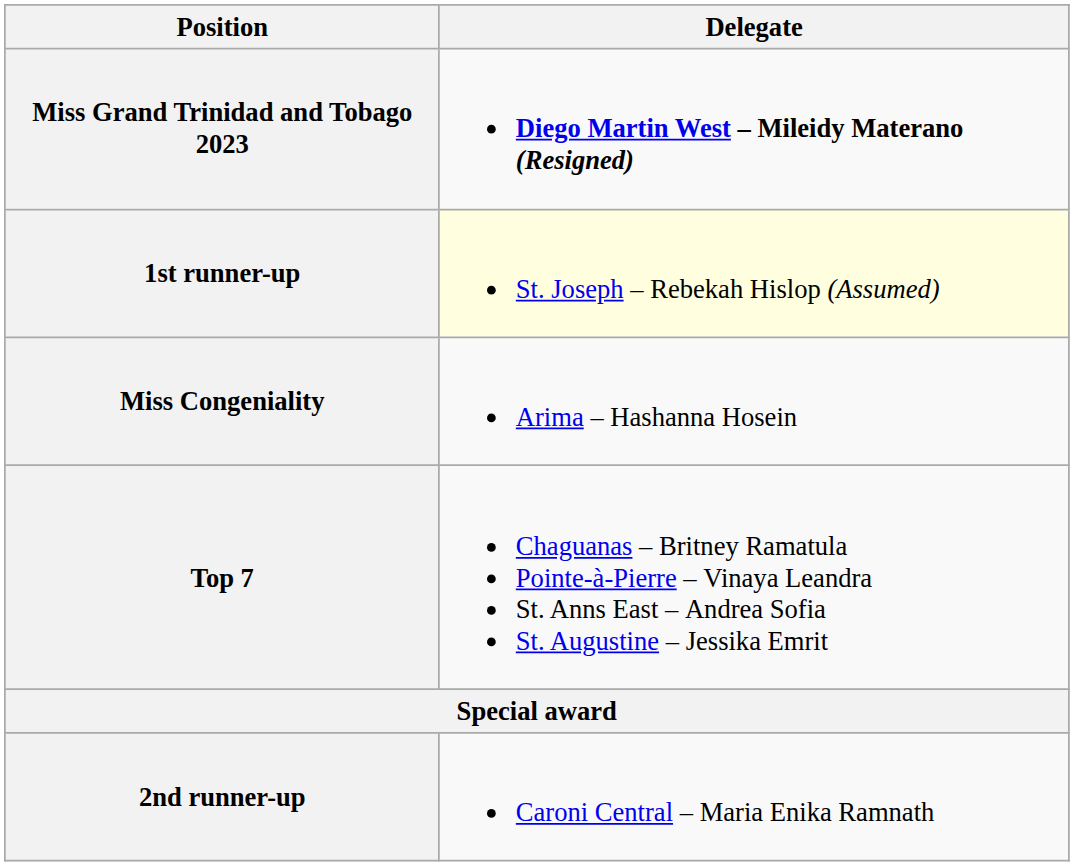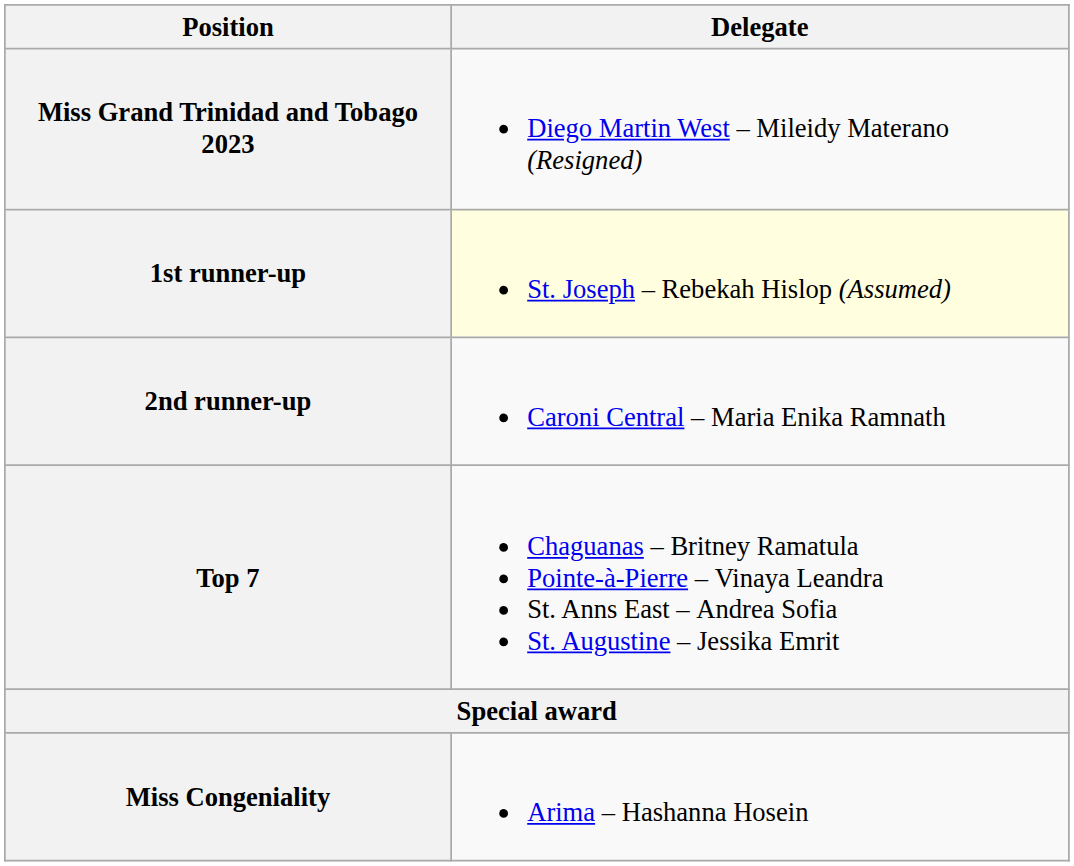(754, 145) bold -> (760, 145) normal
rows swapped: (222, 796) <-> (222, 401)
